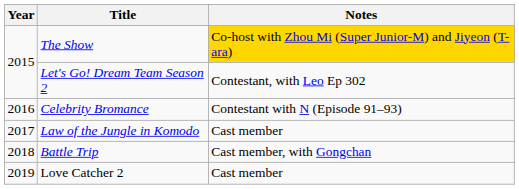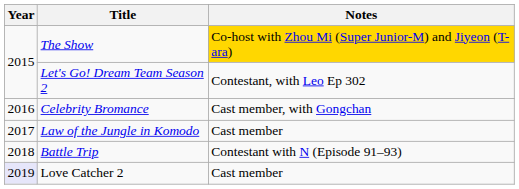(307, 109) Contestant with N (Episode 91–93) -> (291, 109) Cast member, with Gongchan
(291, 151) Cast member, with Gongchan -> (307, 151) Contestant with N (Episode 91–93)
(21, 173) no background -> (21, 173) lavender background
